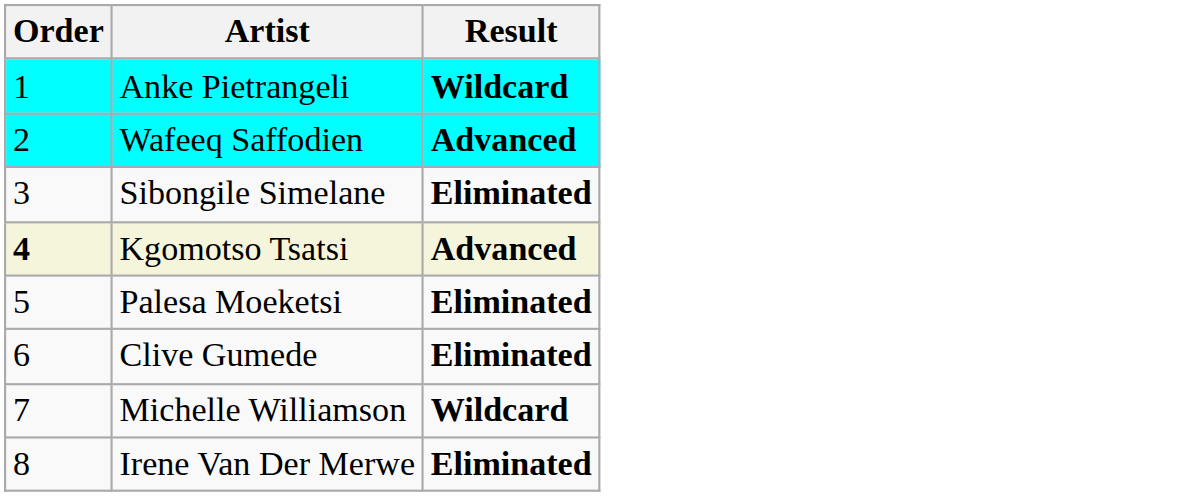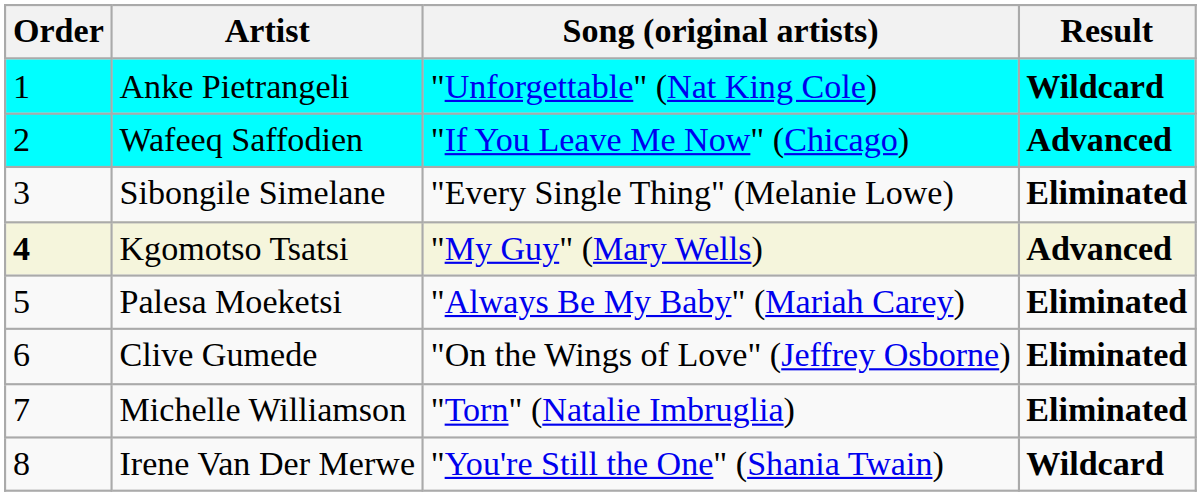+ column: (721, 31)
(500, 409) Wildcard -> (1107, 409) Eliminated
(511, 463) Eliminated -> (1095, 463) Wildcard
